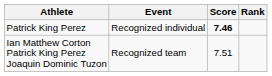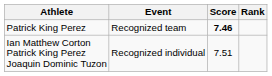(158, 28) Recognized individual -> (149, 28) Recognized team
(149, 54) Recognized team -> (158, 54) Recognized individual
